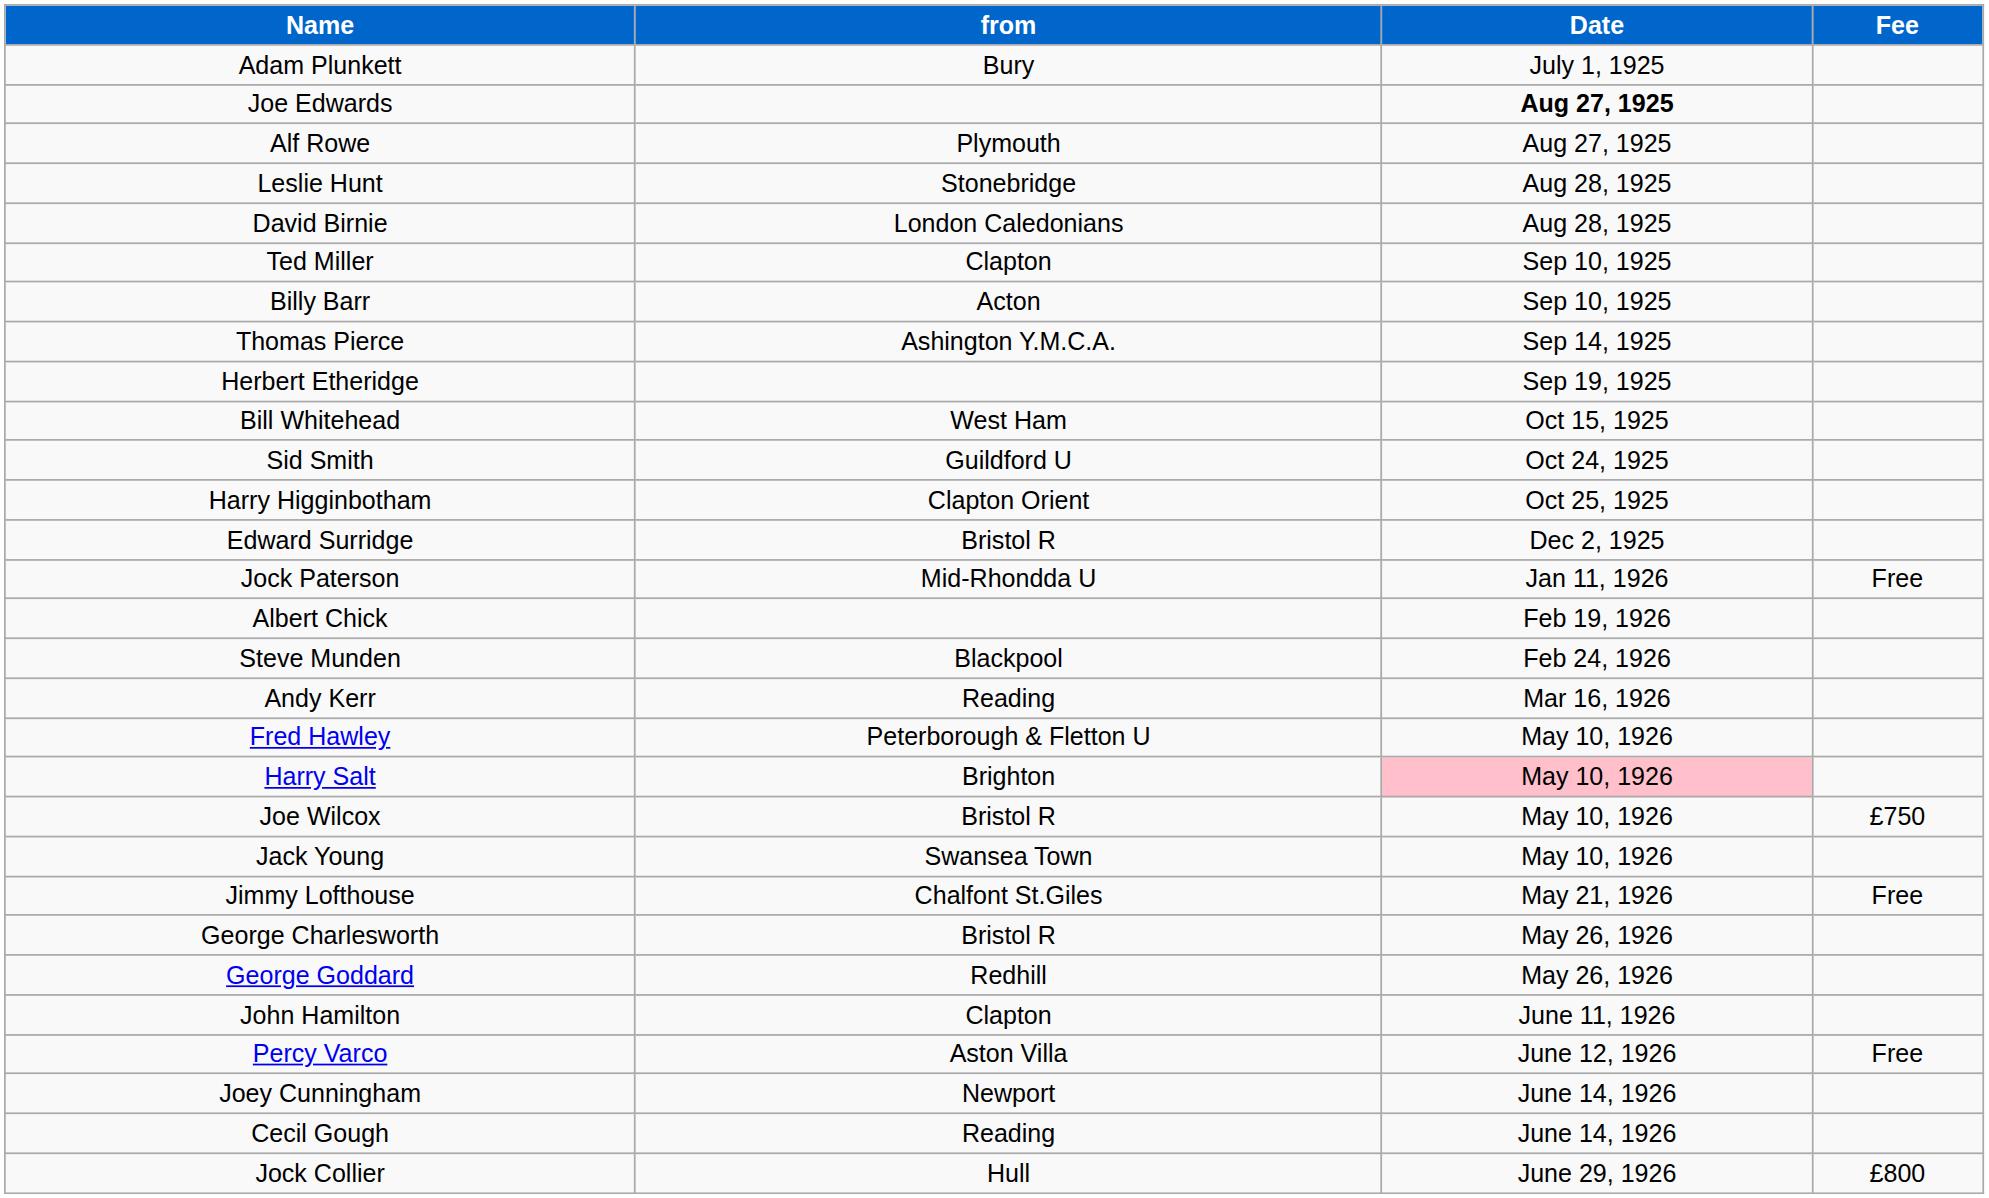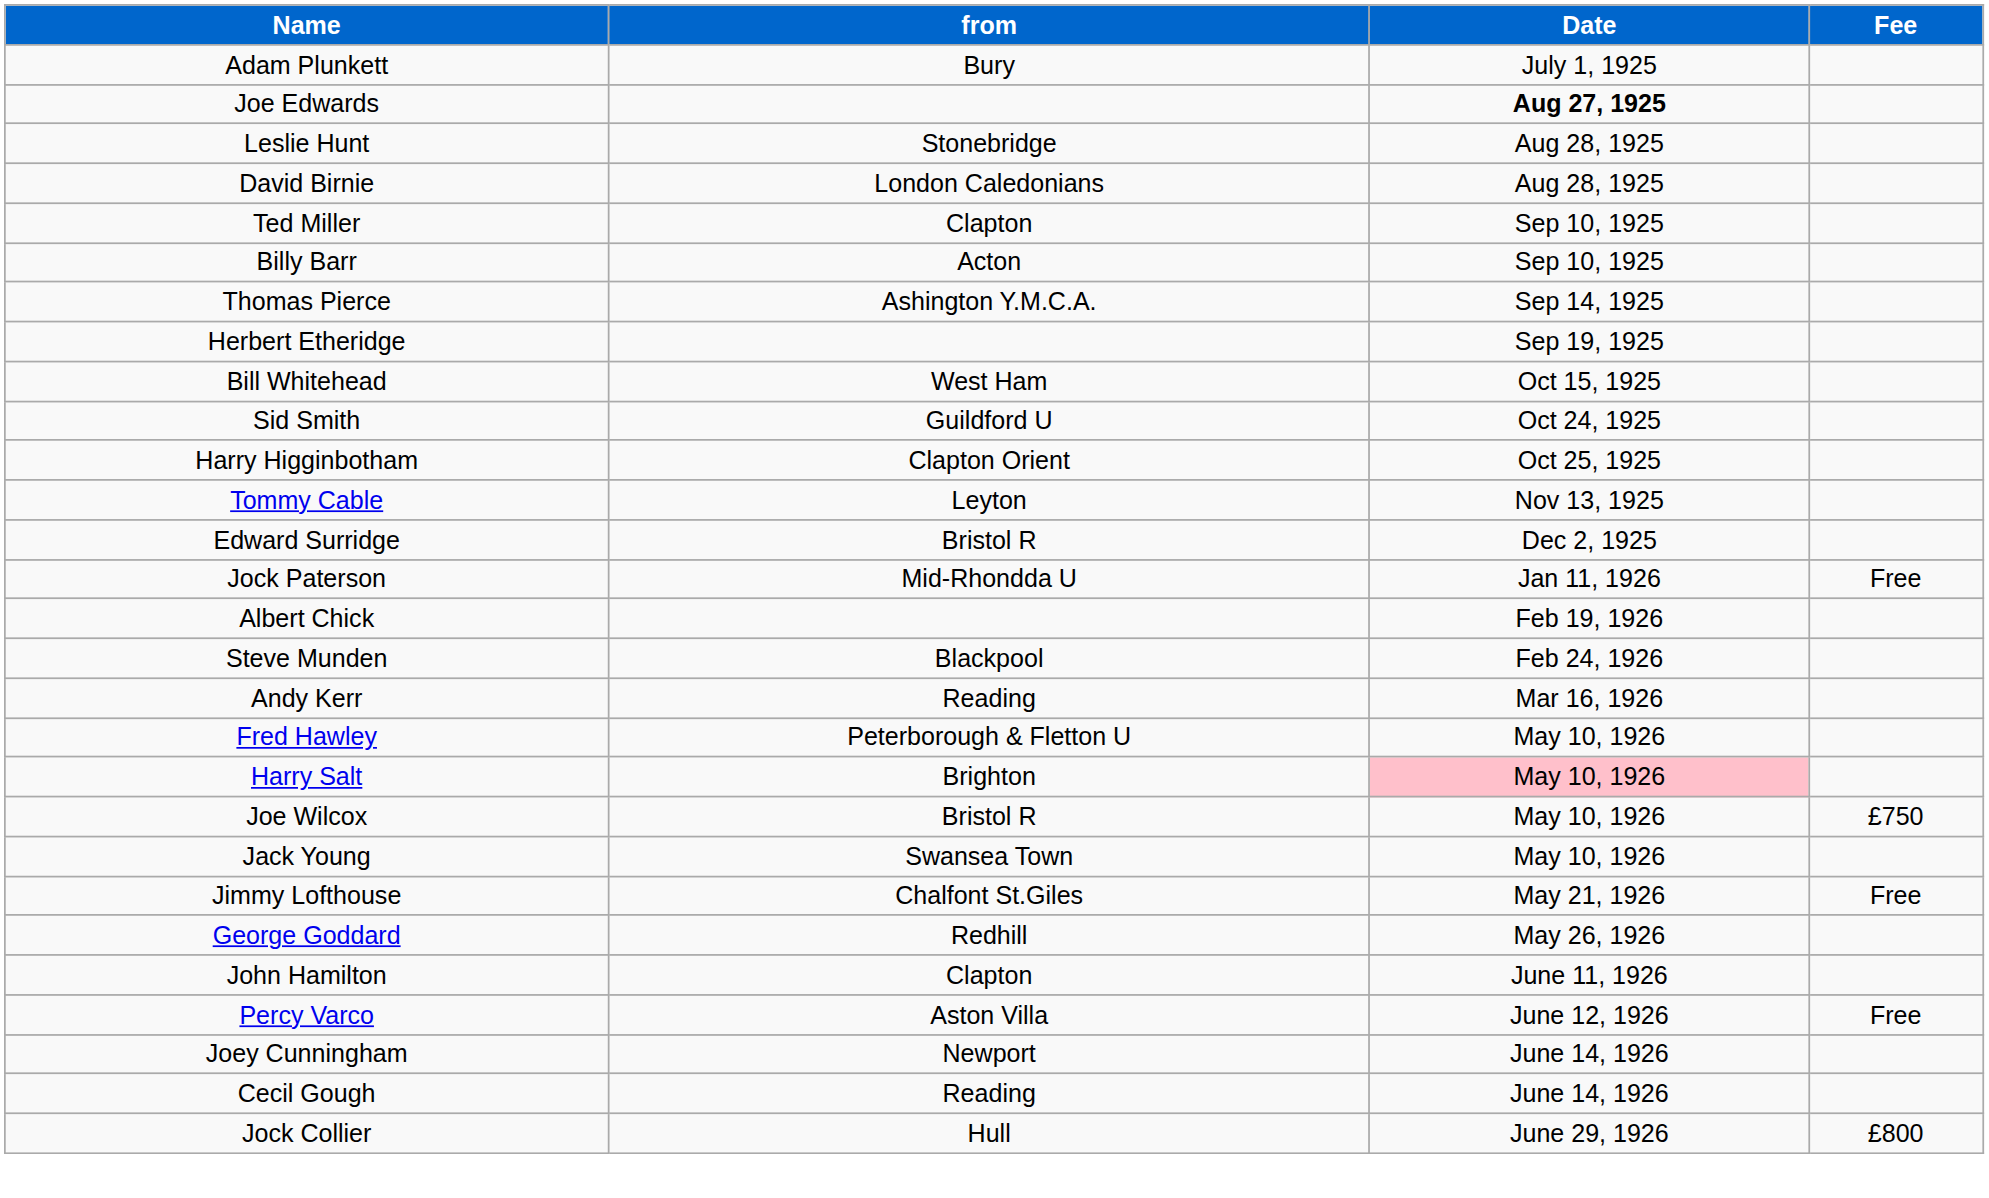- row: (320, 144)
+ row: (307, 500)
- row: (320, 936)
